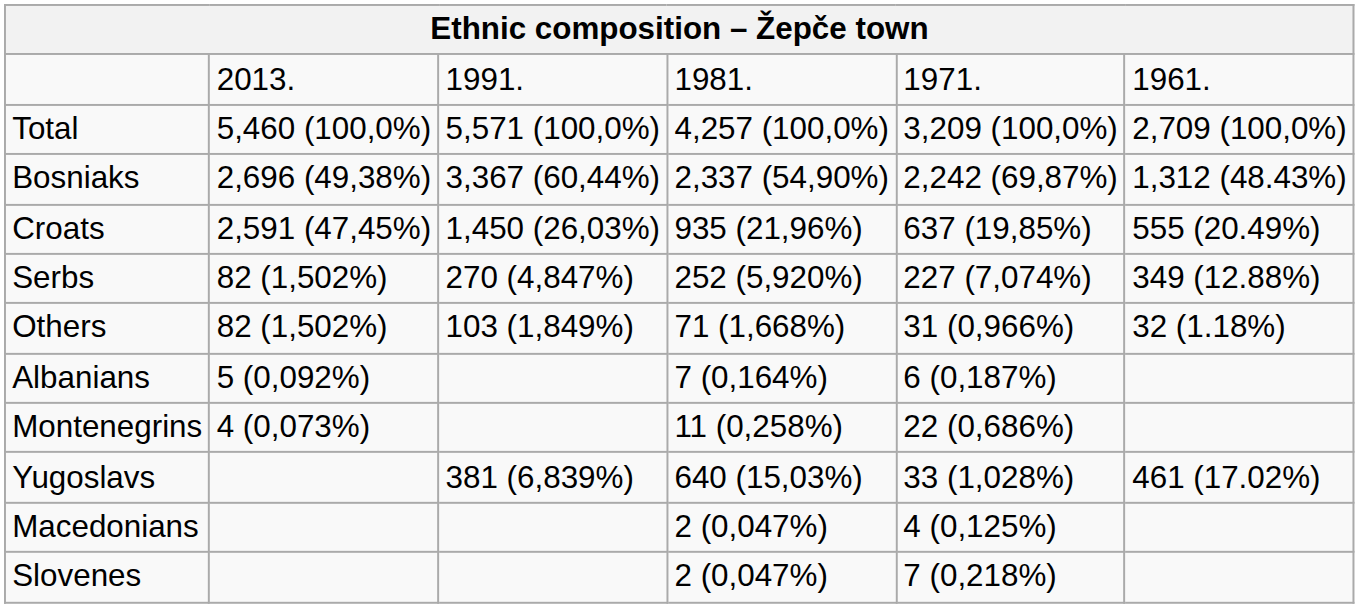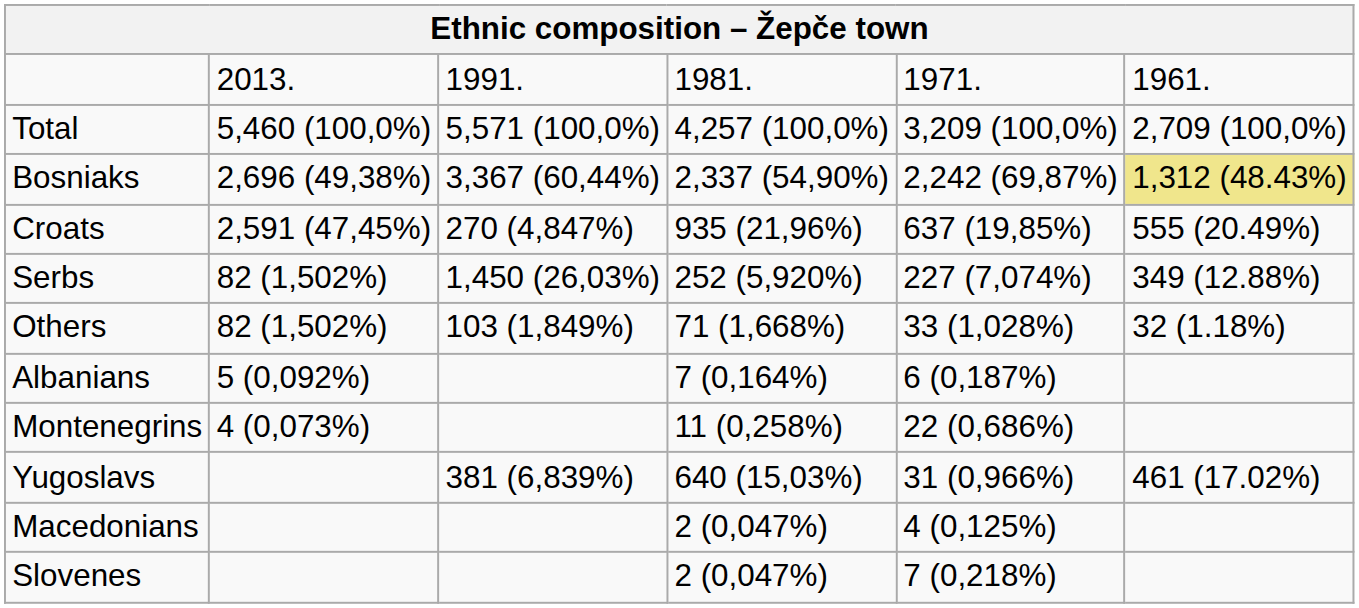(1239, 178) no background -> (1239, 178) khaki background
(553, 228) 1,450 (26,03%) -> (540, 228) 270 (4,847%)
(540, 278) 270 (4,847%) -> (553, 278) 1,450 (26,03%)
(989, 327) 31 (0,966%) -> (989, 327) 33 (1,028%)
(989, 476) 33 (1,028%) -> (989, 476) 31 (0,966%)
